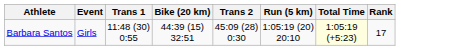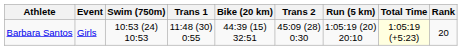+ column: (136, 12)
(381, 33) 17 -> (443, 33) 20
